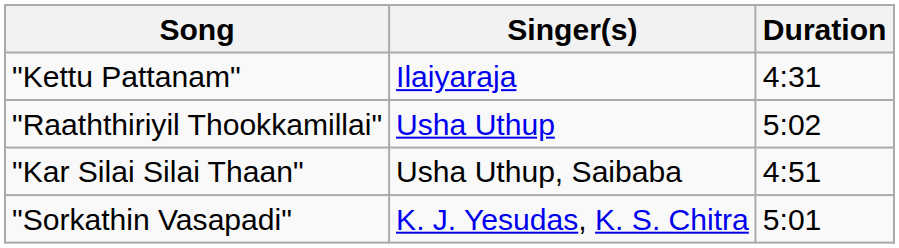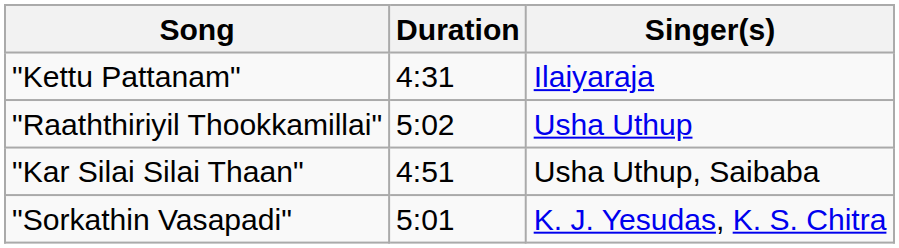columns swapped: (572, 29) <-> (825, 29)
